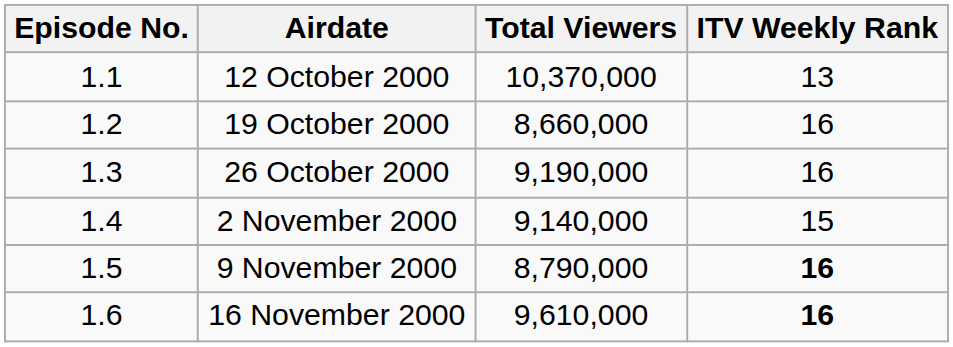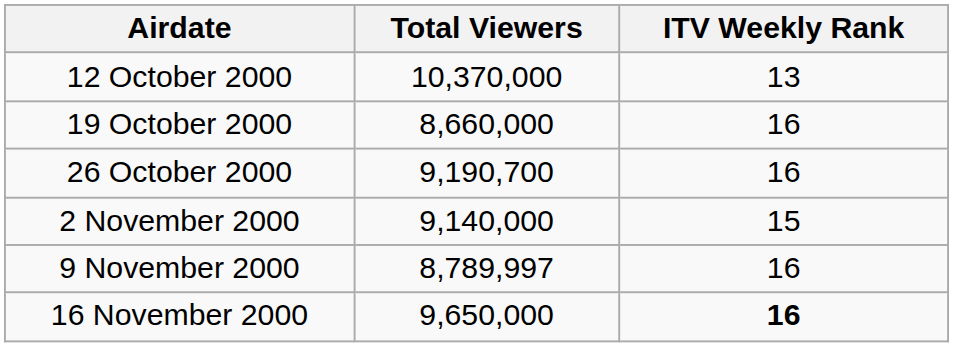- column: (101, 28)
(581, 172) 9,190,000 -> (487, 172) 9,190,700
(581, 268) 8,790,000 -> (487, 268) 8,789,997
(817, 268) bold -> (784, 268) normal
(581, 316) 9,610,000 -> (487, 316) 9,650,000
